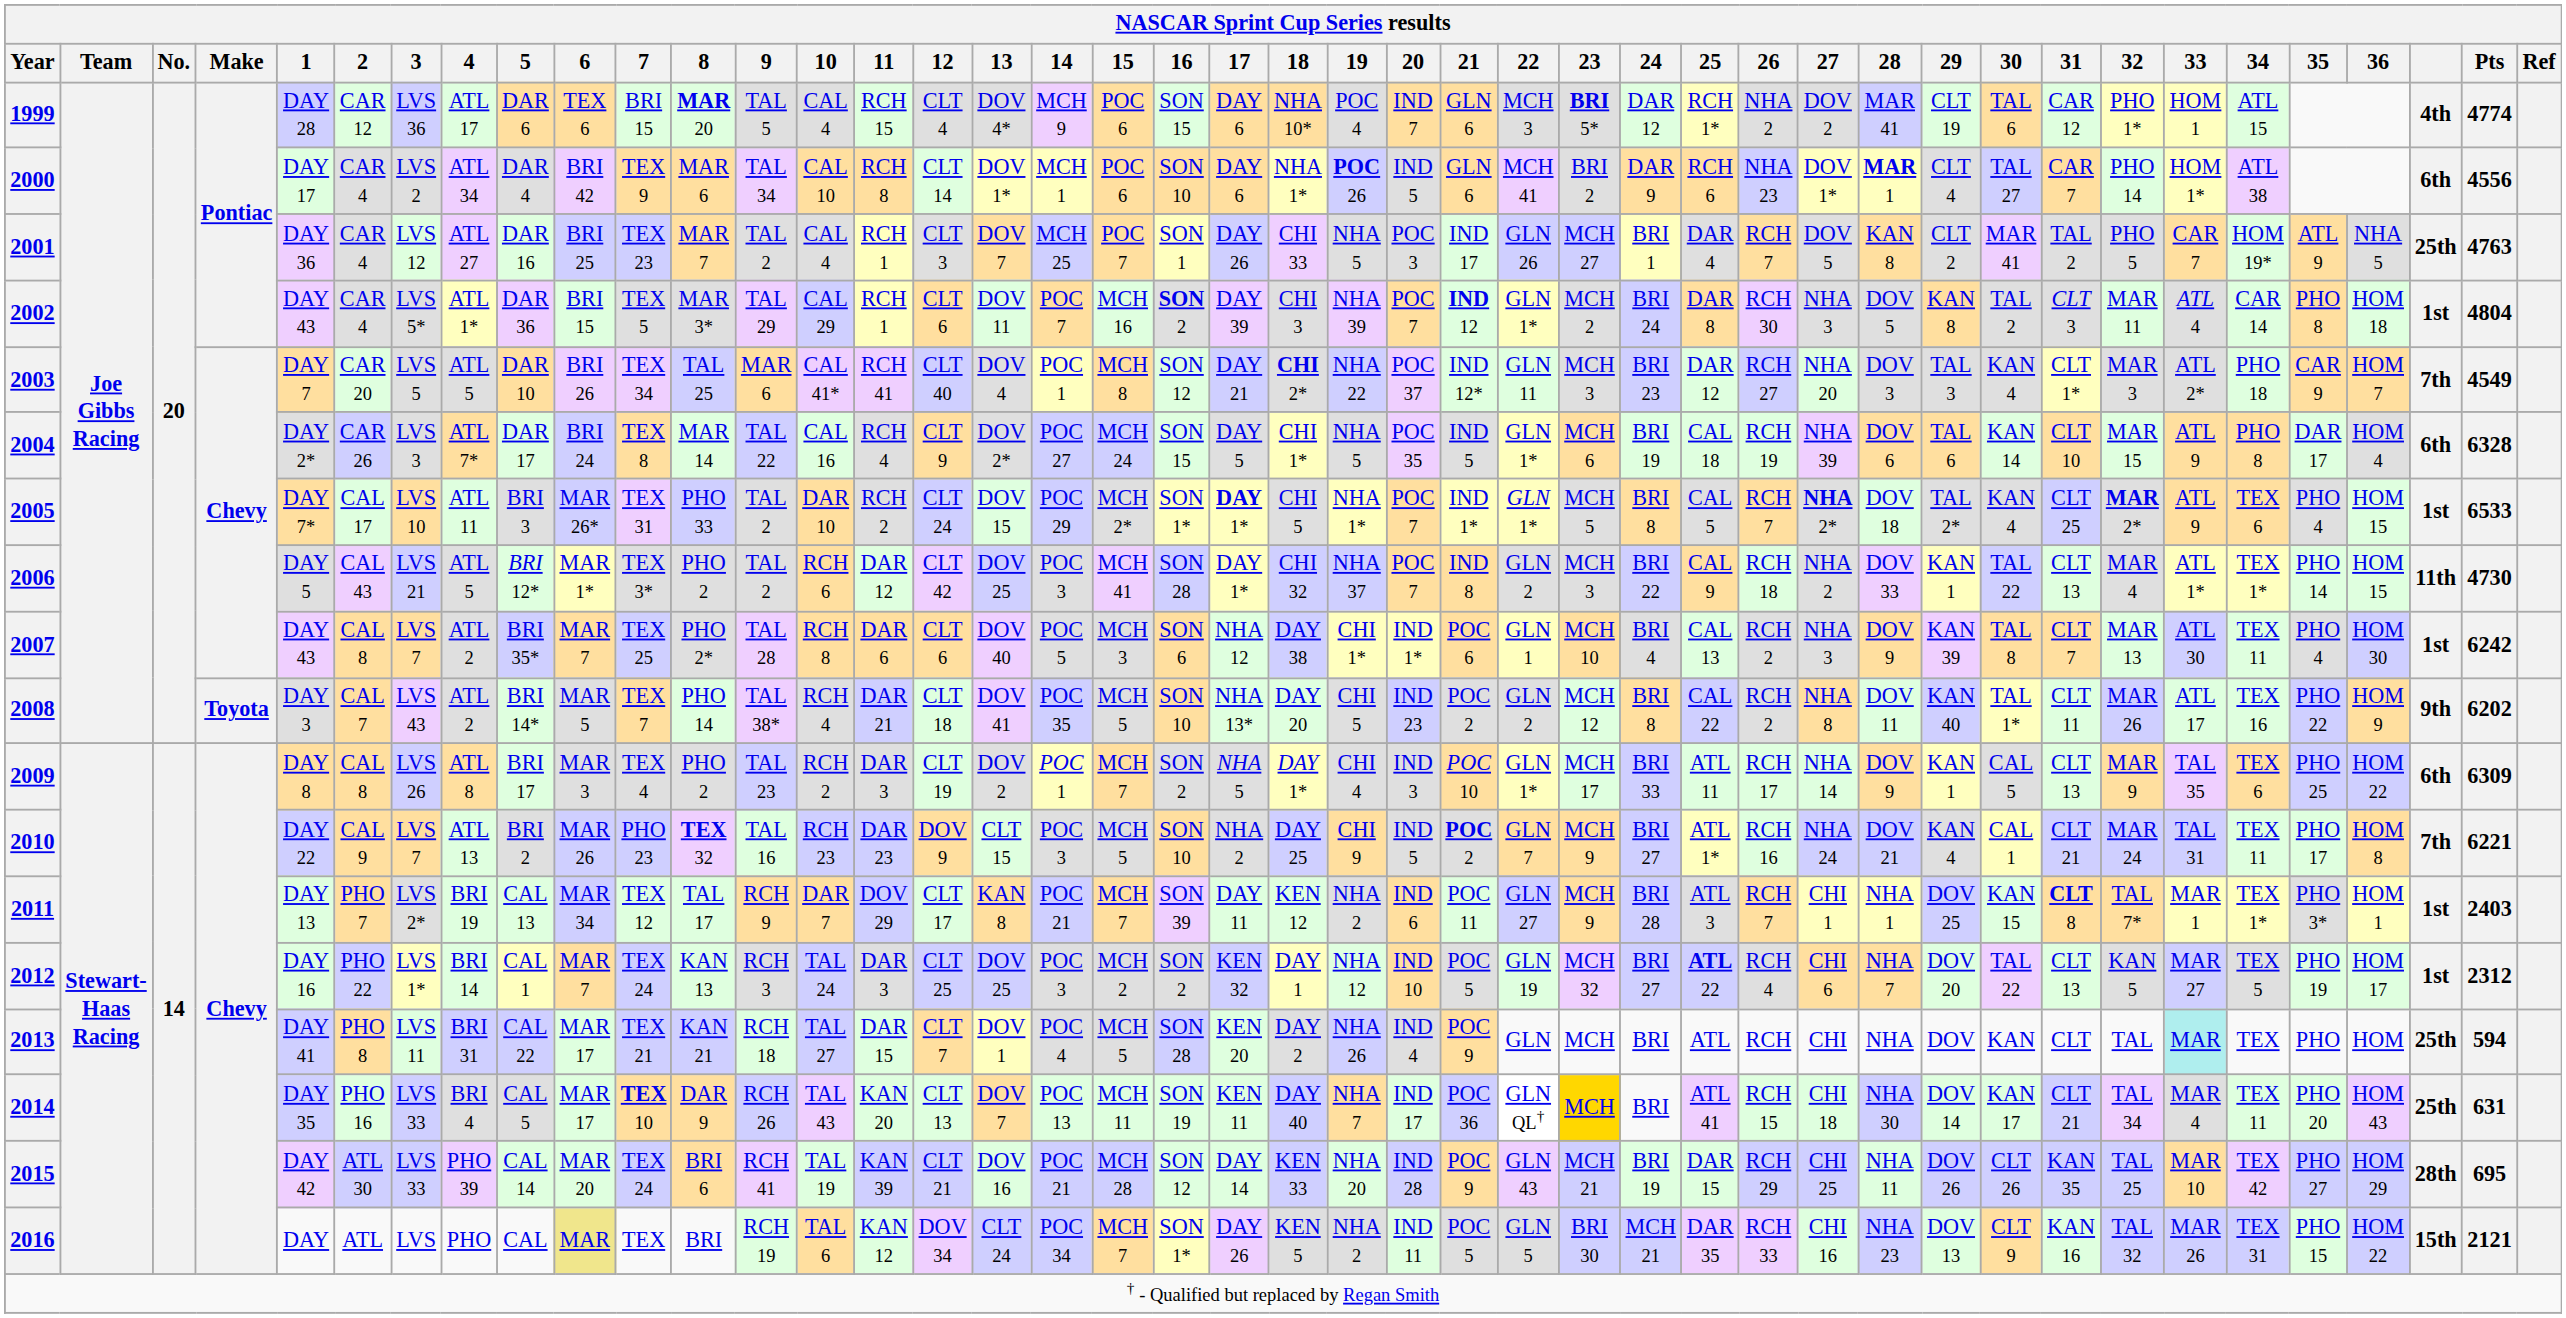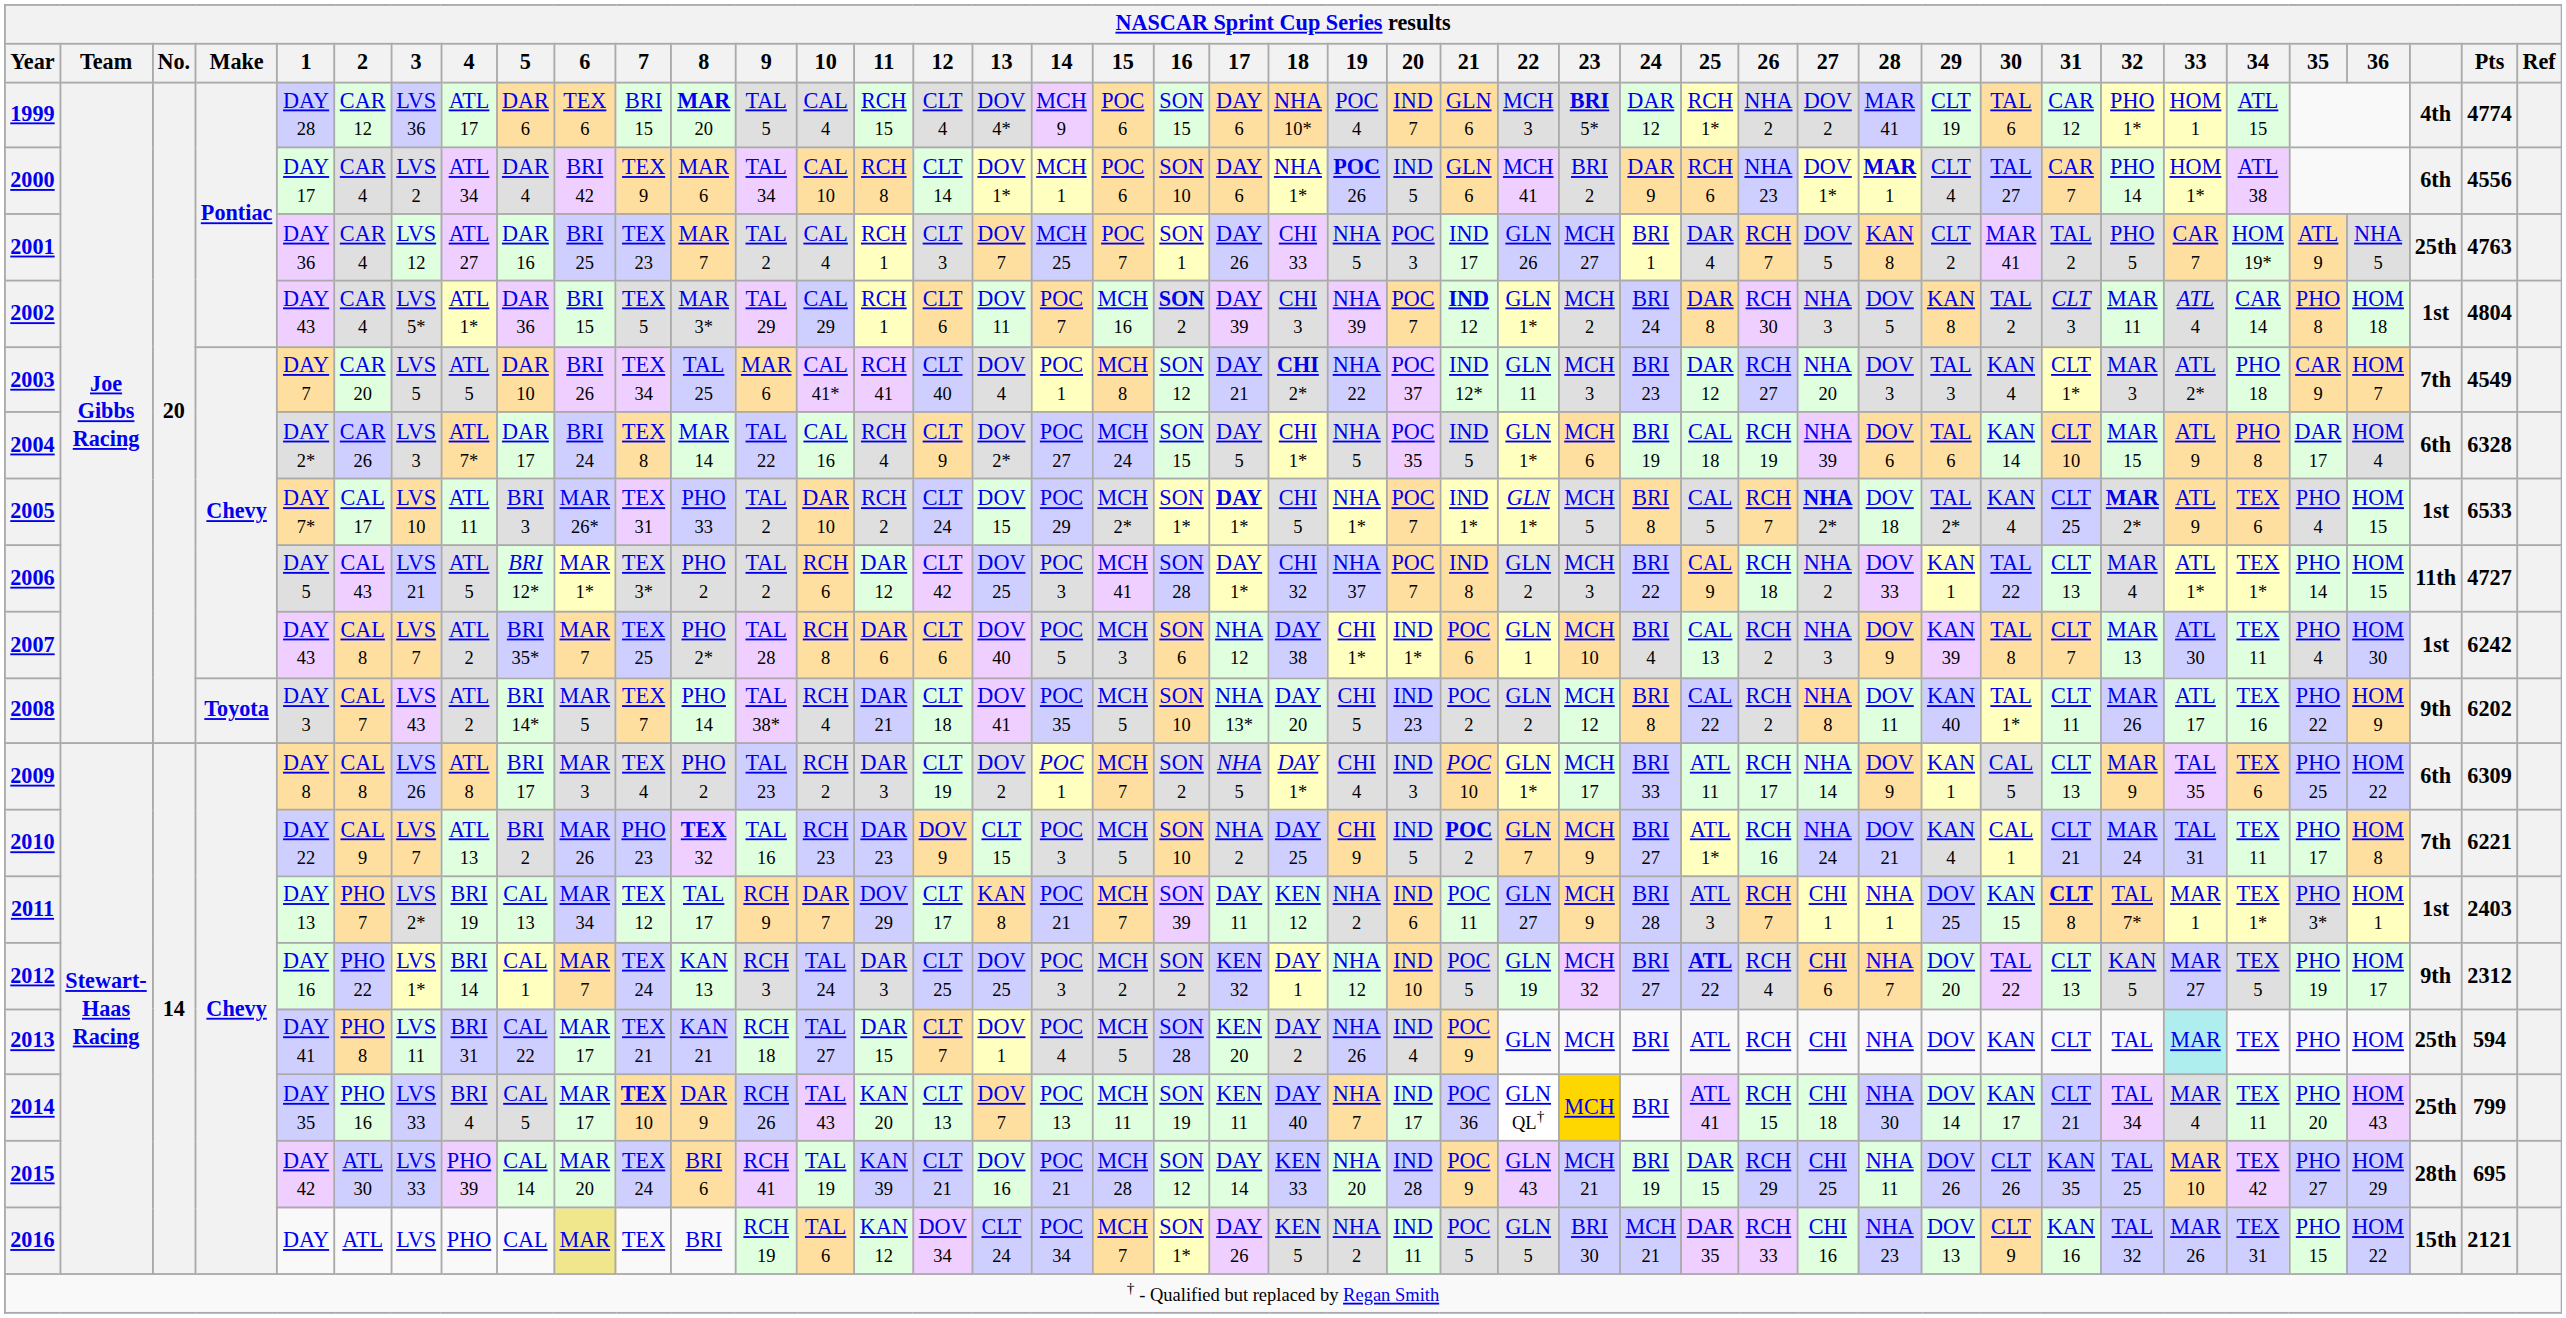(2490, 577) 4730 -> (2490, 577) 4727
(2436, 975) 1st -> (2436, 975) 9th
(2490, 1107) 631 -> (2490, 1107) 799
